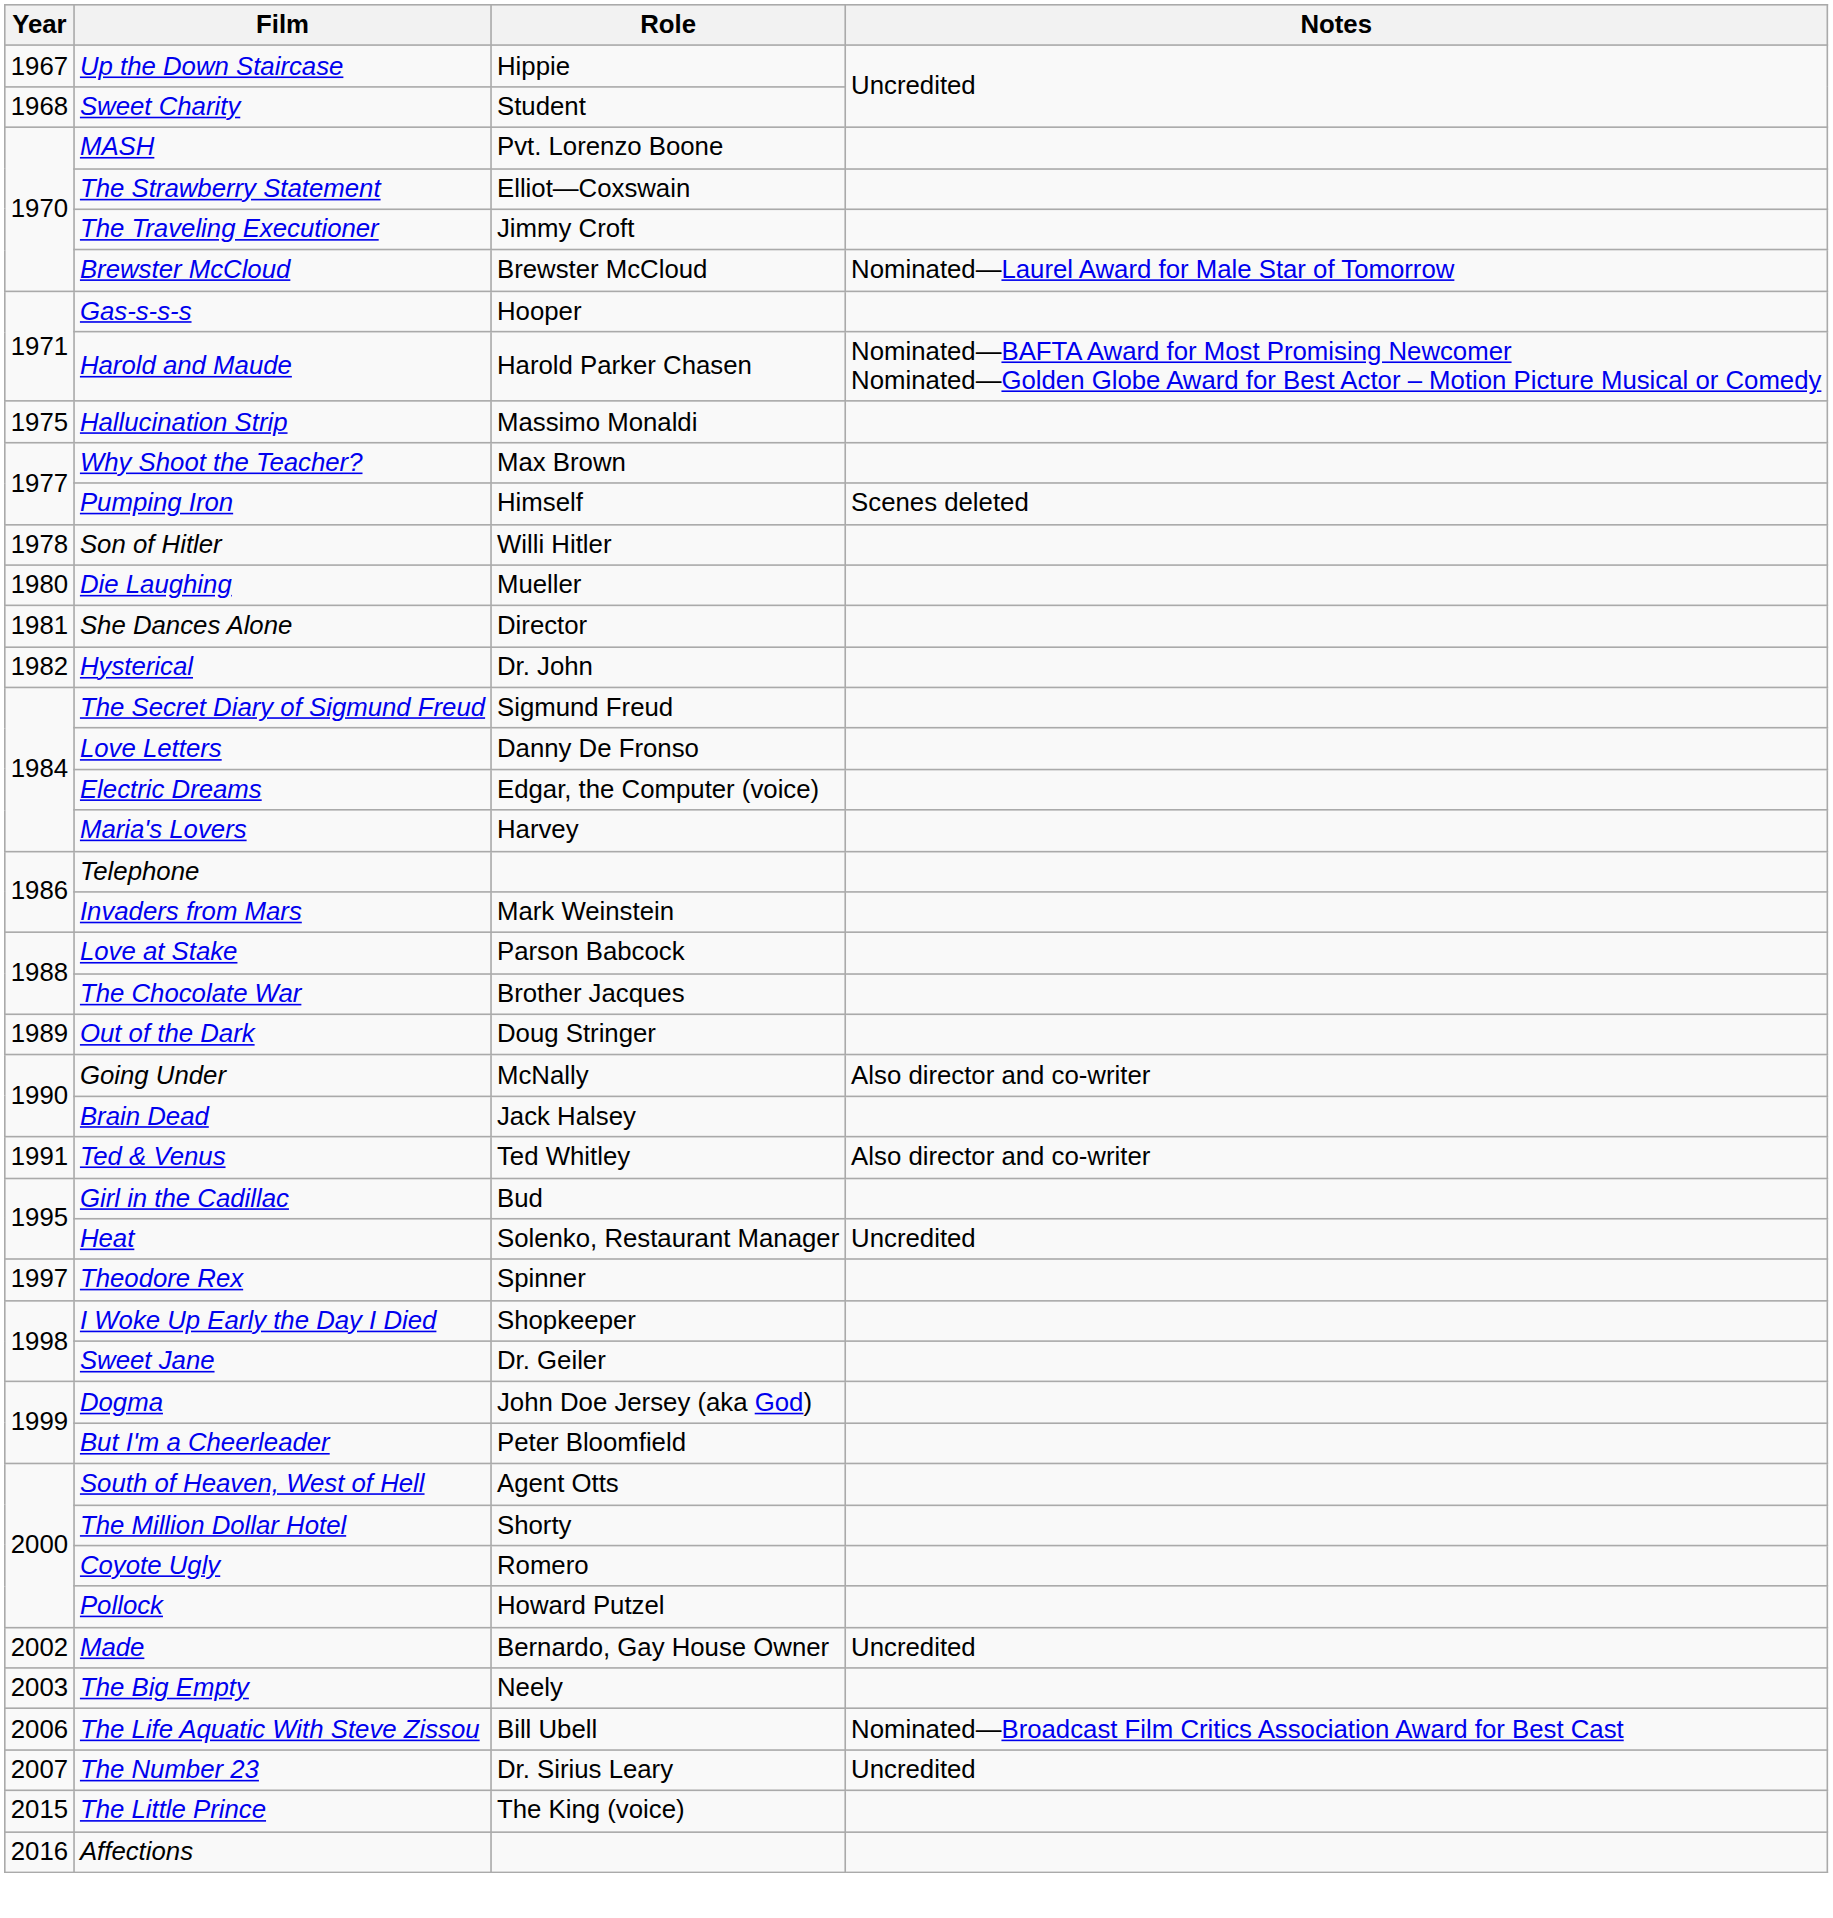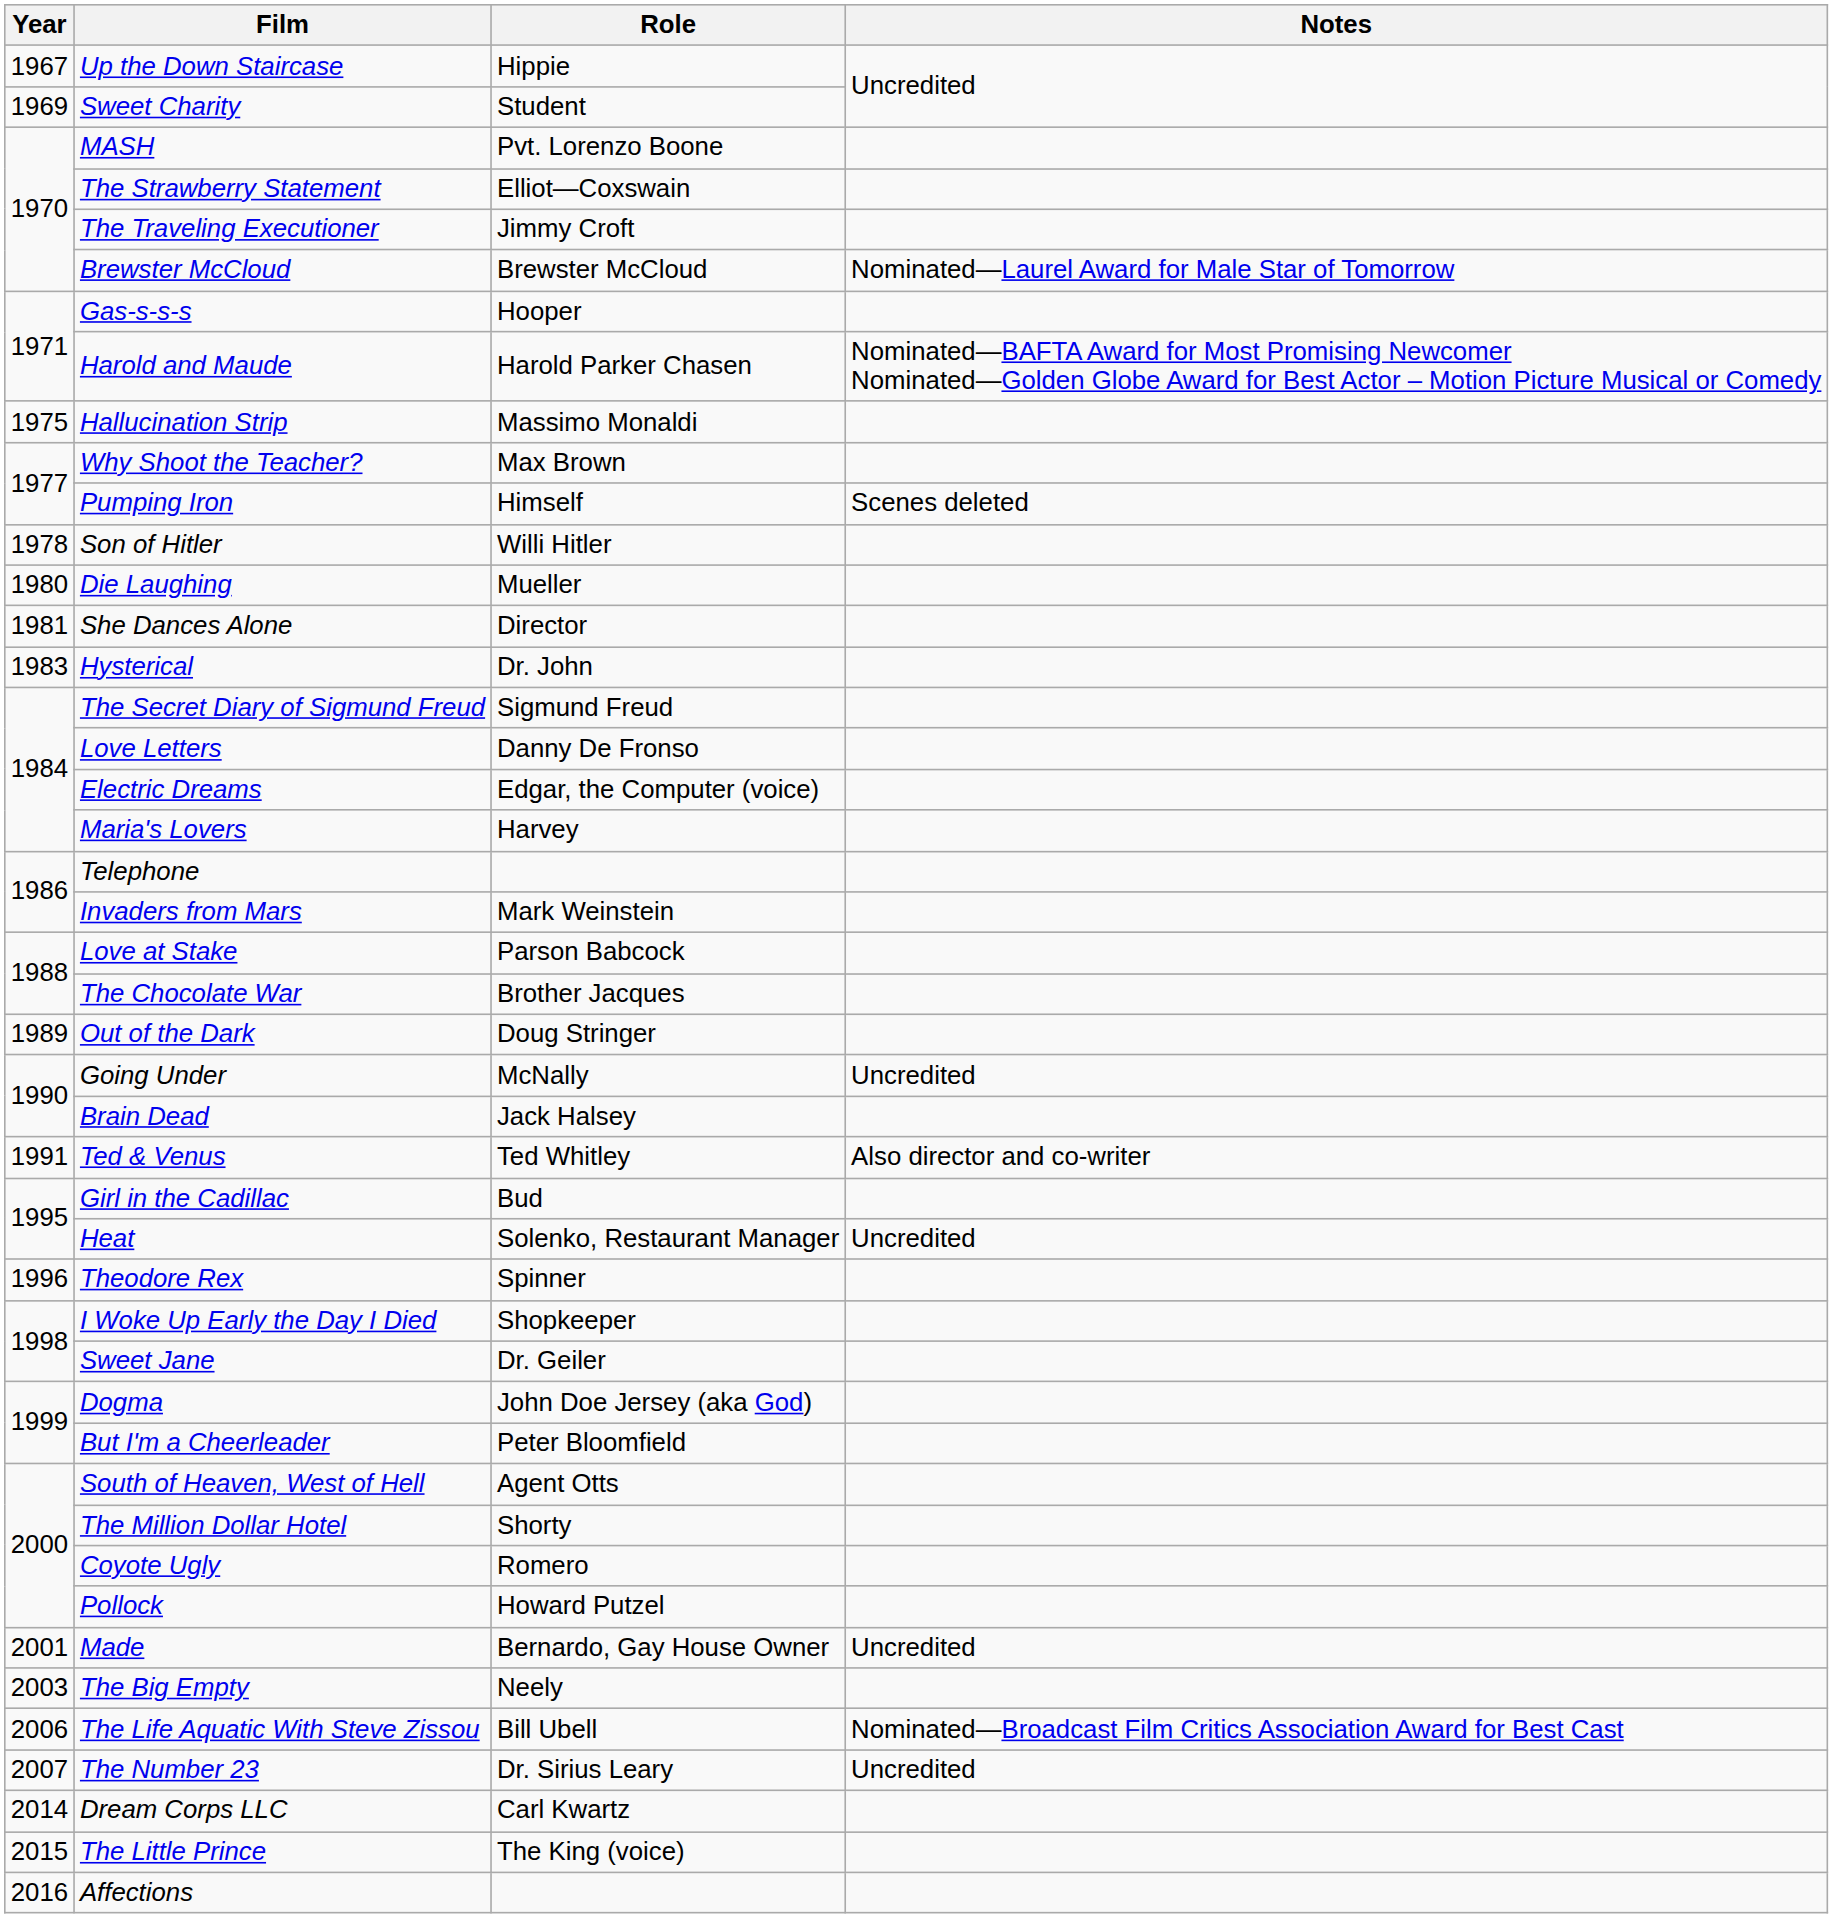(39, 106) 1968 -> (39, 106) 1969
(39, 666) 1982 -> (39, 666) 1983
(1001, 1075) Also director and co-writer -> (913, 1075) Uncredited
(39, 1279) 1997 -> (39, 1279) 1996
(39, 1647) 2002 -> (39, 1647) 2001
+ row: (184, 1810)
